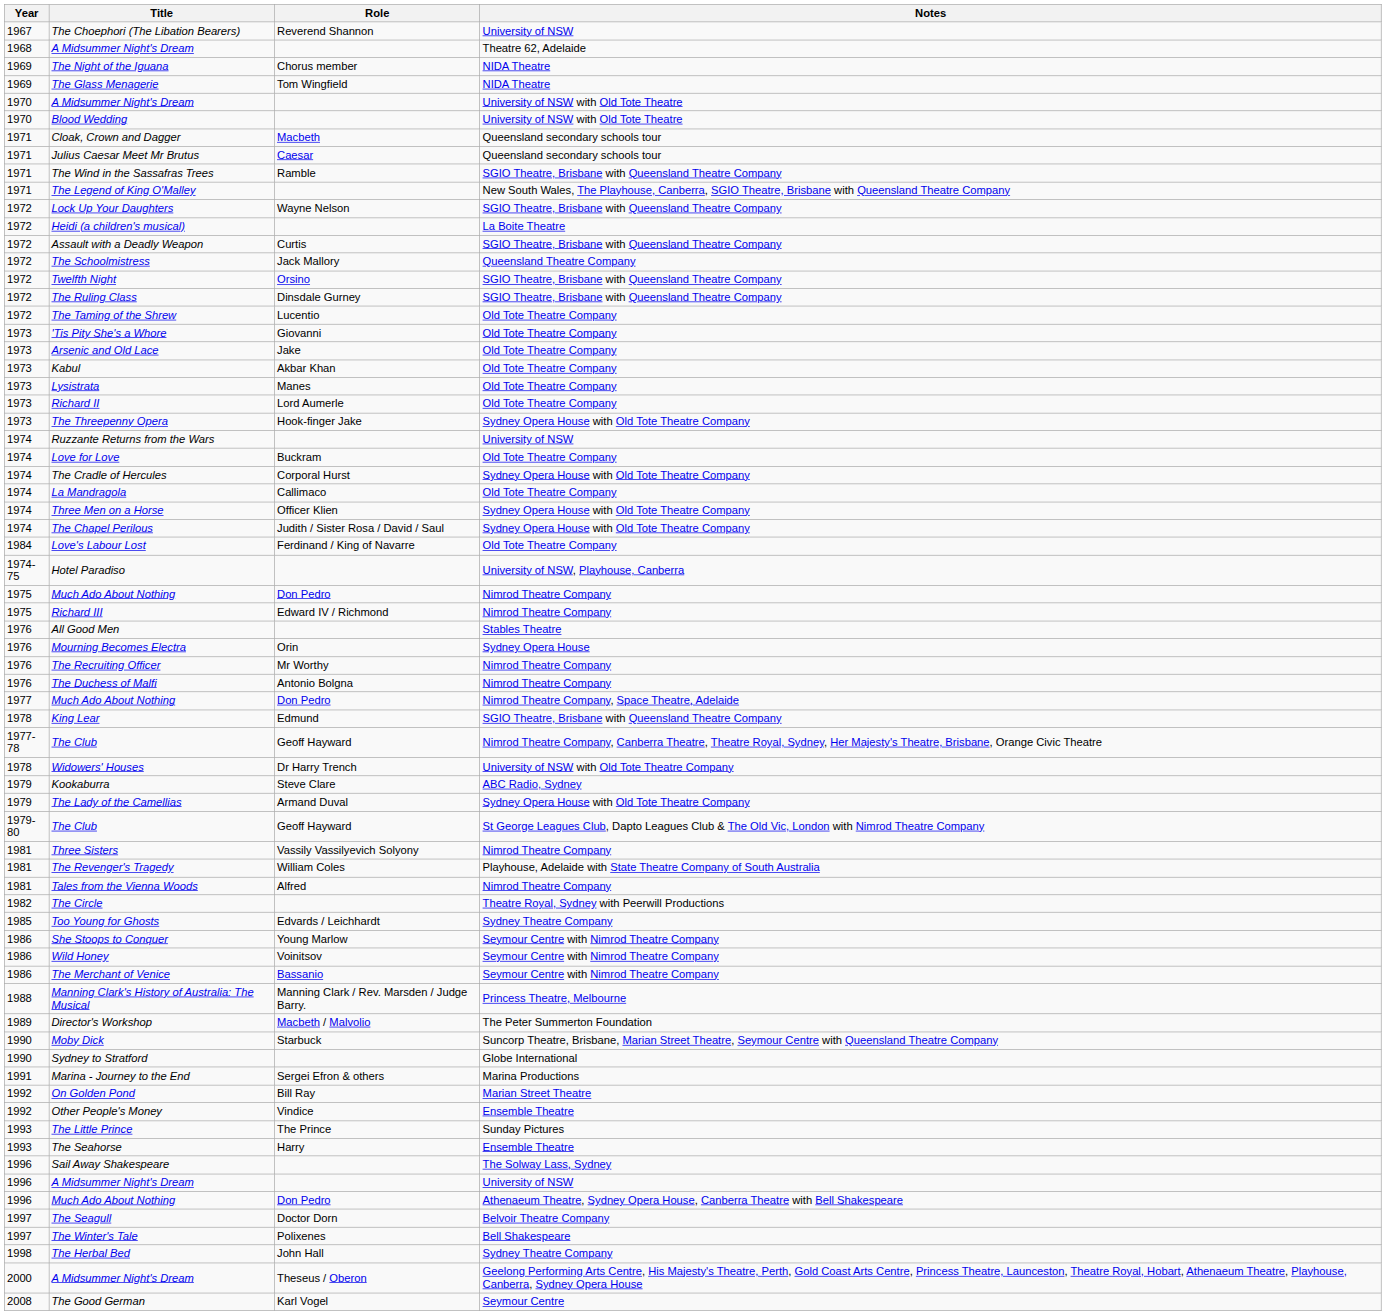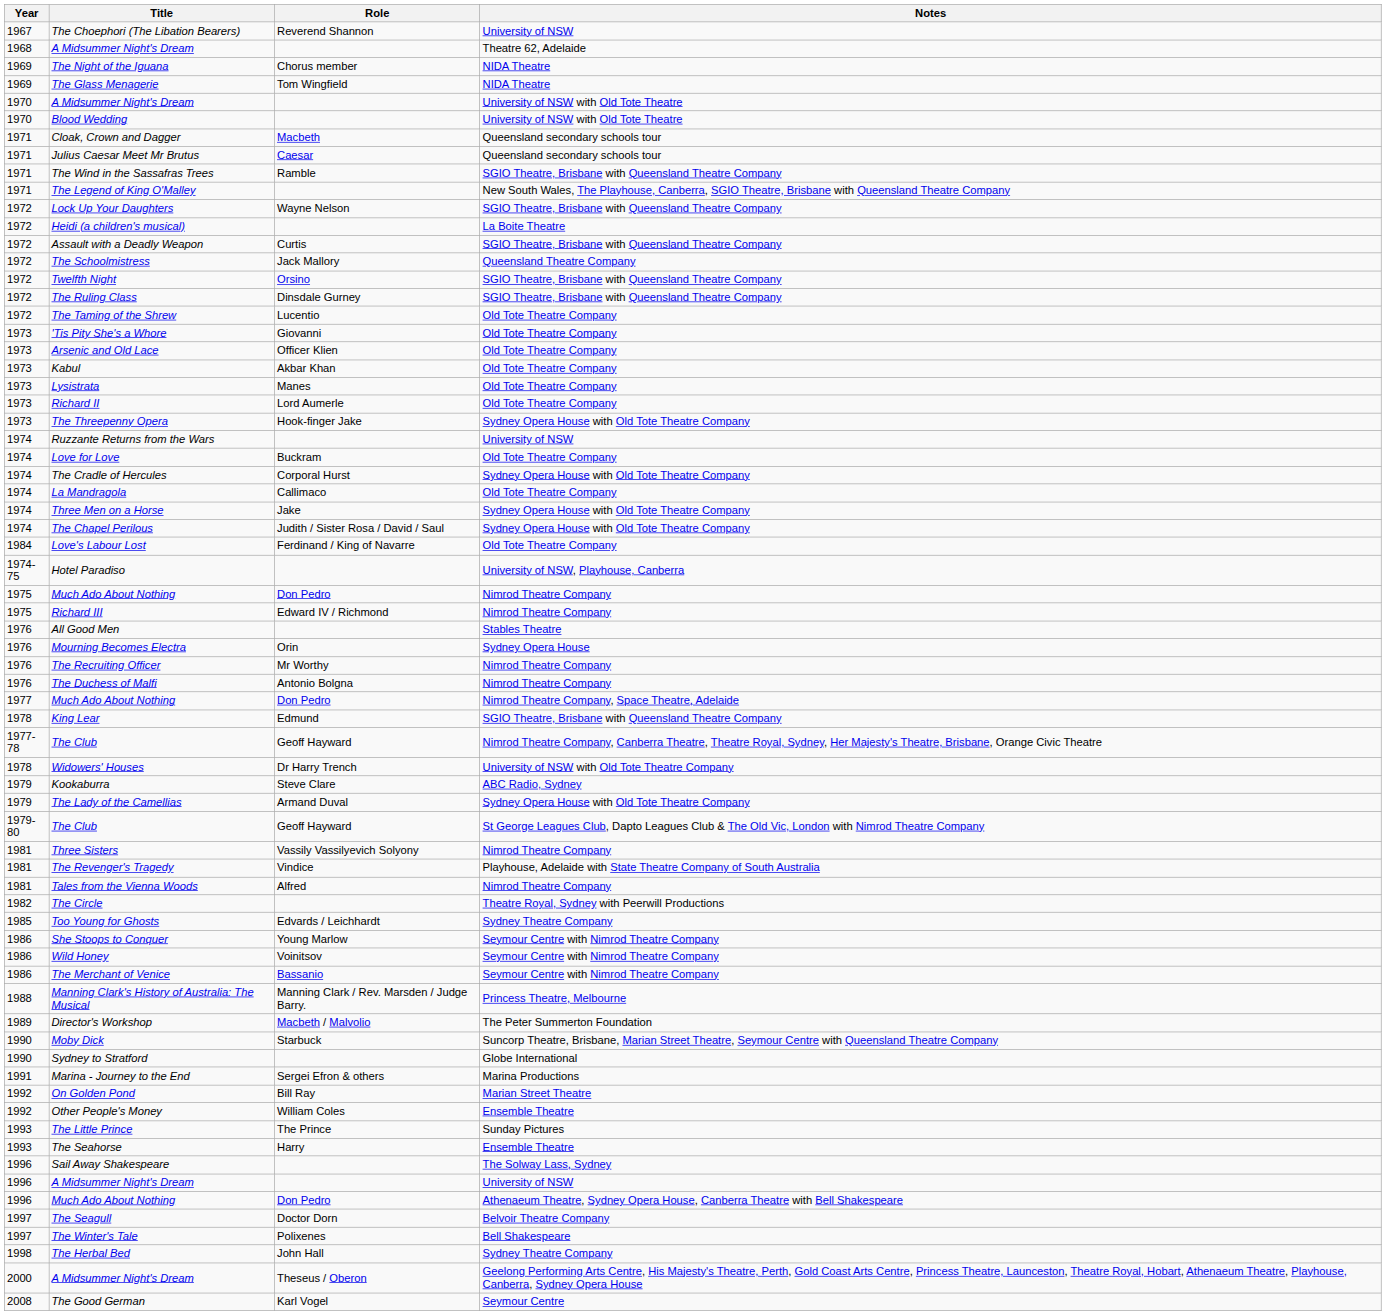(289, 350) Jake -> (307, 350) Officer Klien
(307, 510) Officer Klien -> (289, 510) Jake
(311, 868) William Coles -> (295, 868) Vindice
(295, 1111) Vindice -> (311, 1111) William Coles
